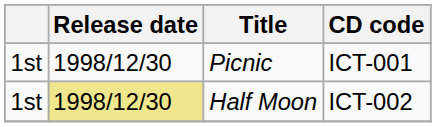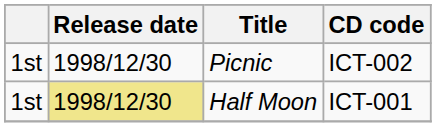(371, 63) ICT-001 -> (371, 63) ICT-002
(371, 101) ICT-002 -> (371, 101) ICT-001
